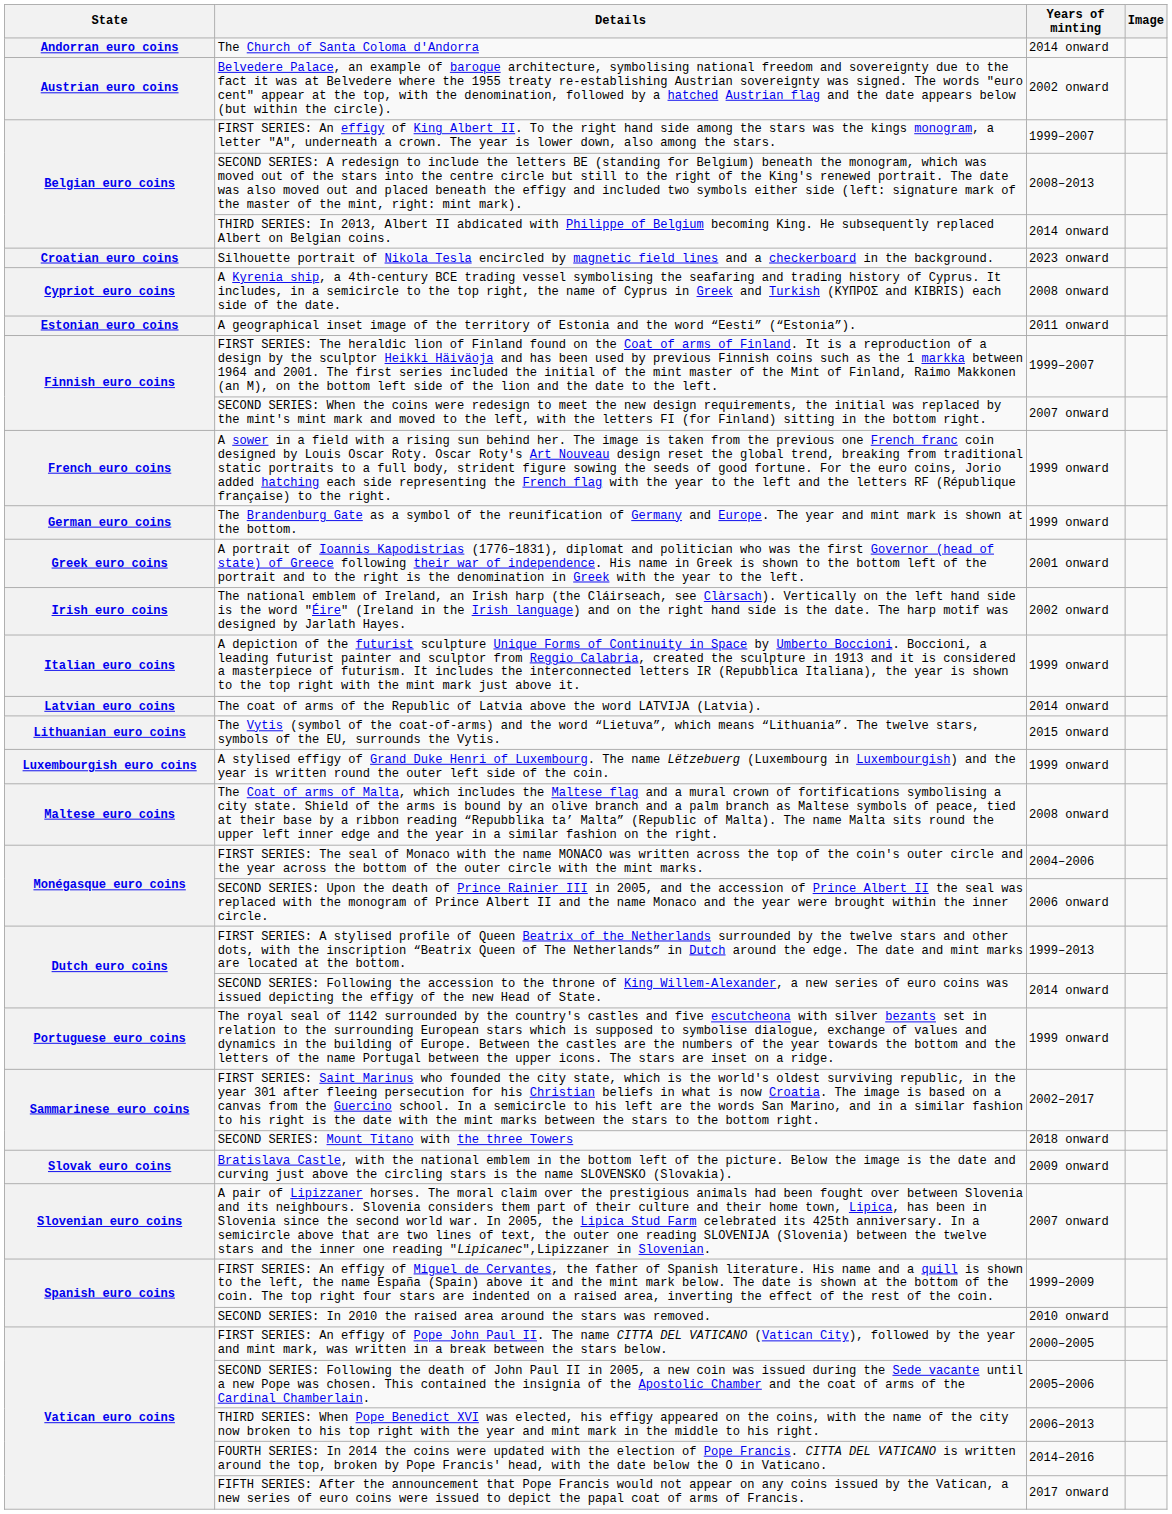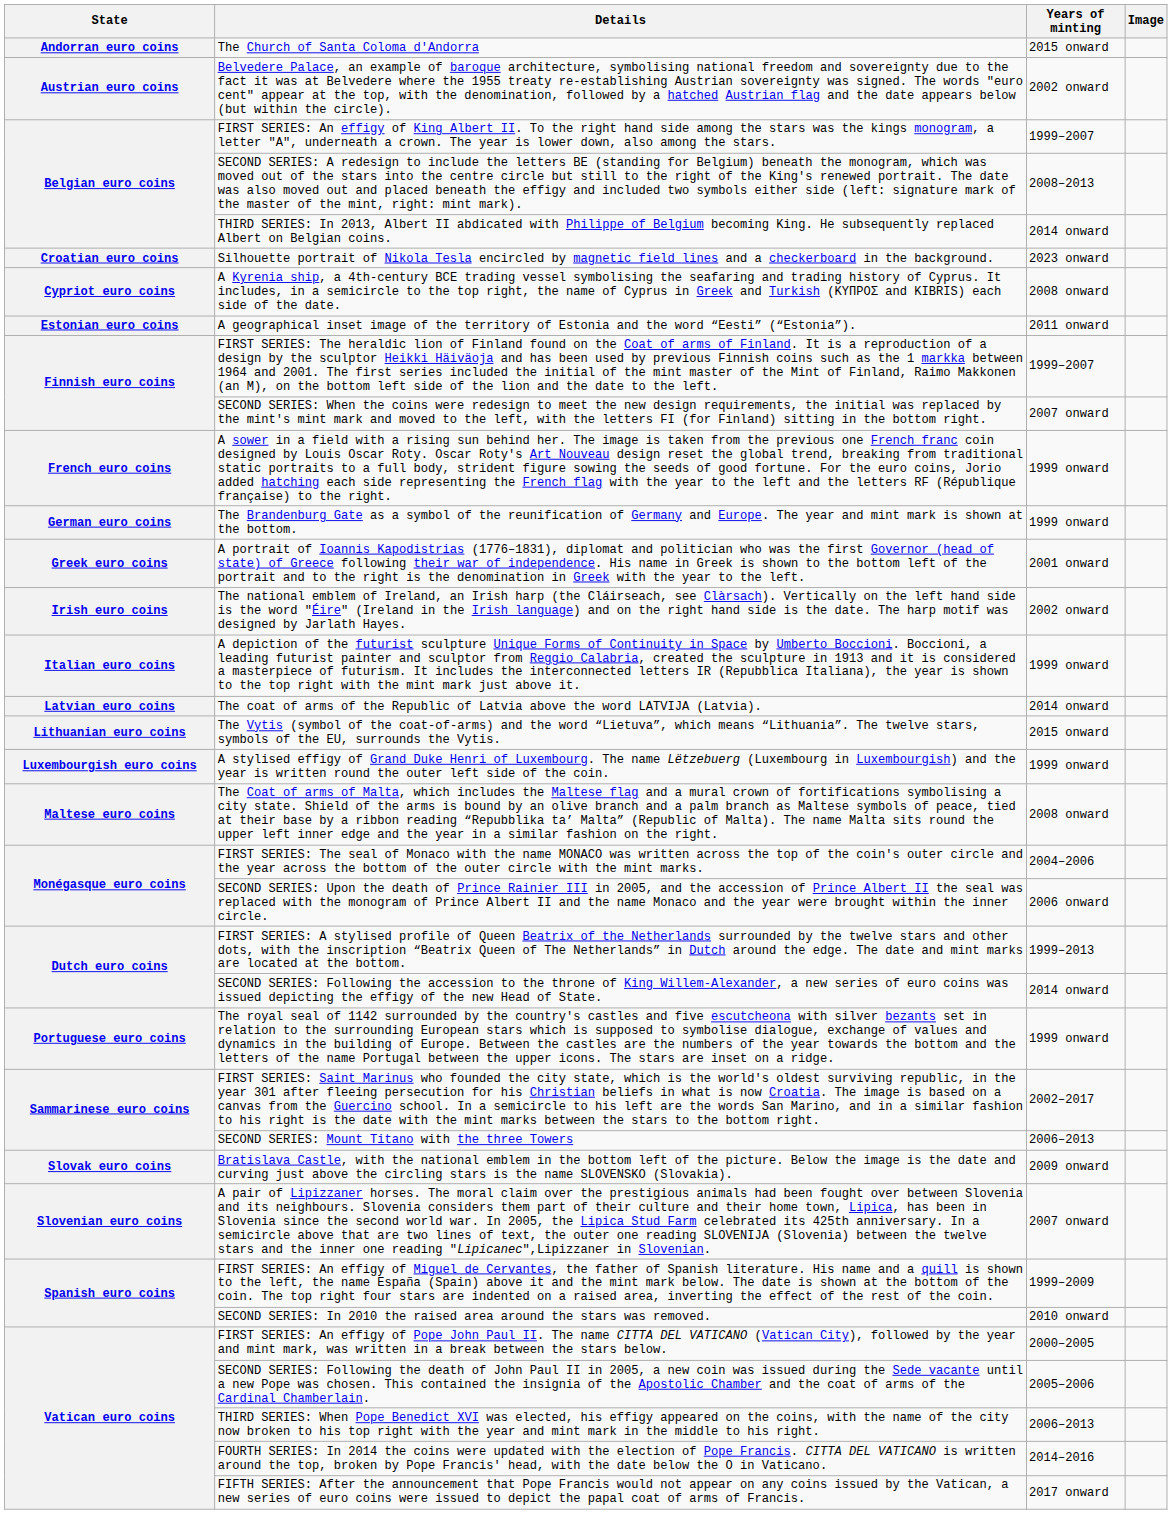(1069, 48) 2014 onward -> (1069, 48) 2015 onward
(1069, 1140) 2018 onward -> (1062, 1140) 2006–2013
